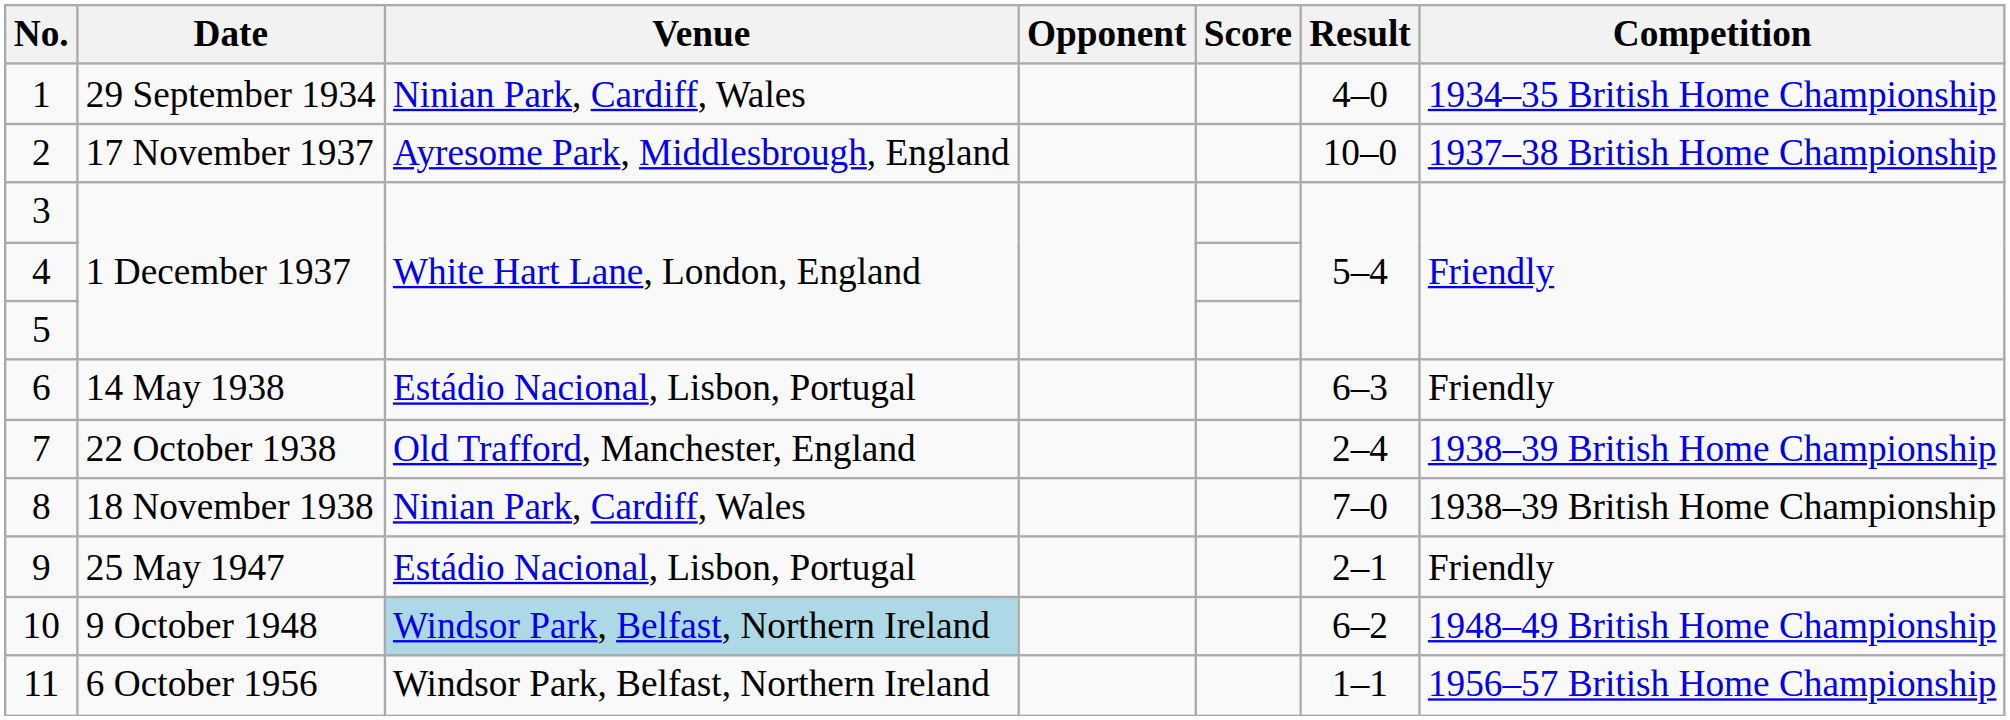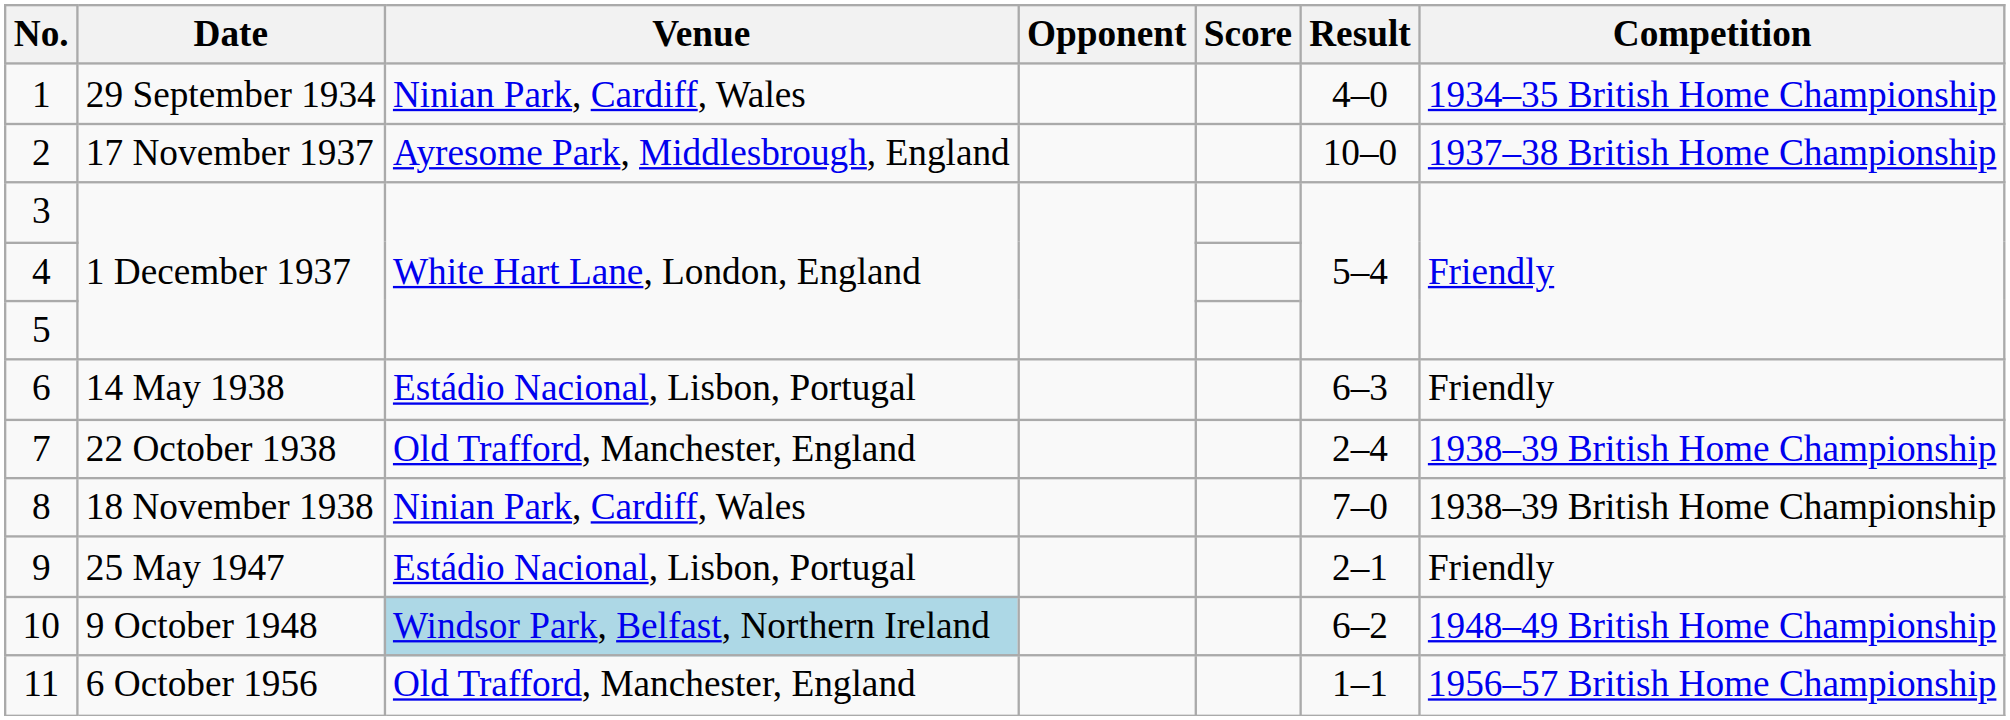(691, 684) Windsor Park, Belfast, Northern Ireland -> (654, 684) Old Trafford, Manchester, England
